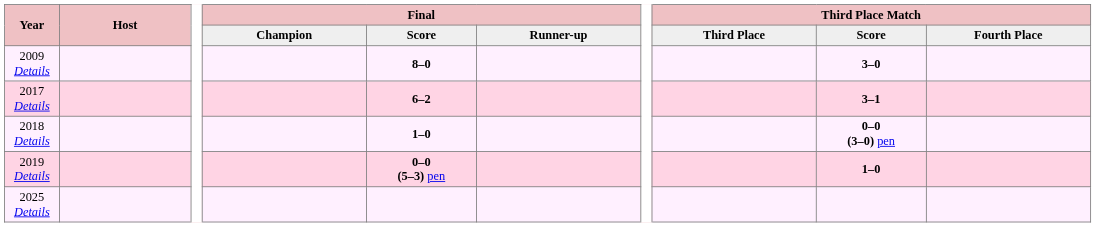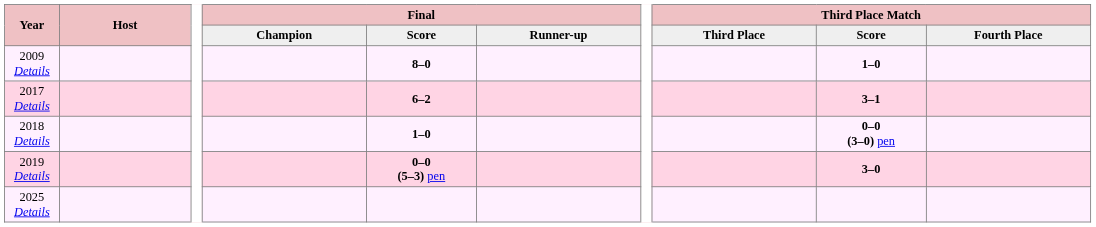(871, 63) 3–0 -> (871, 63) 1–0
(871, 169) 1–0 -> (871, 169) 3–0
